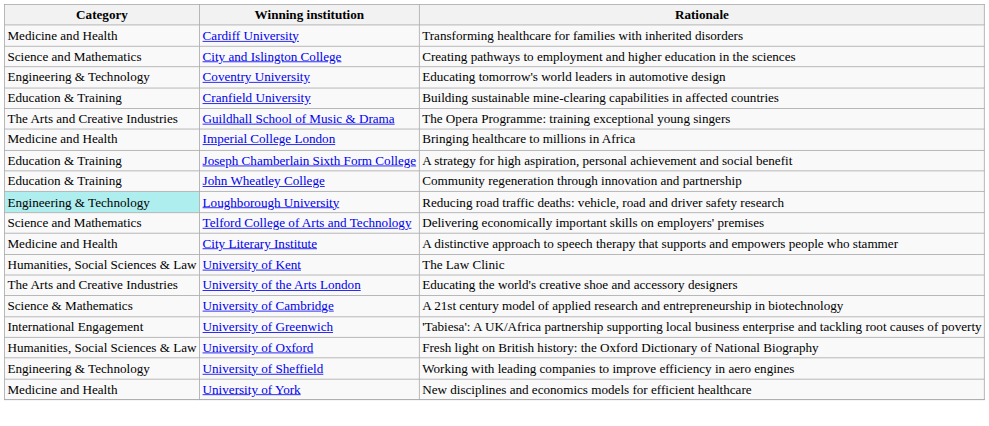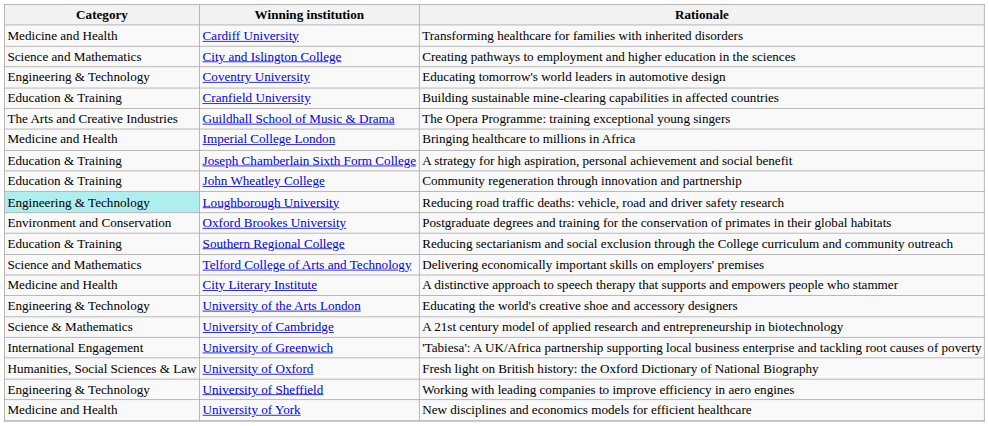+ row: (274, 222)
+ row: (274, 243)
- row: (252, 264)
(93, 285) The Arts and Creative Industries -> (79, 306) Engineering & Technology
